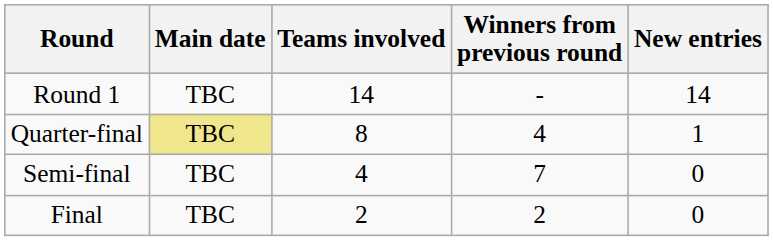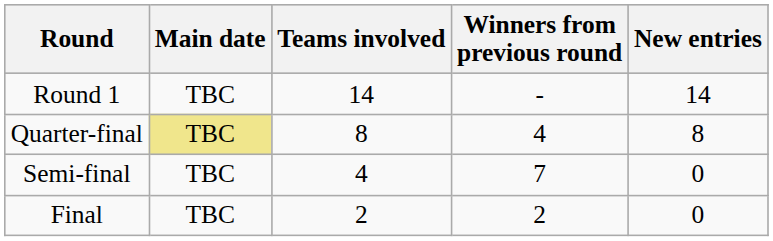(698, 133) 1 -> (698, 133) 8
